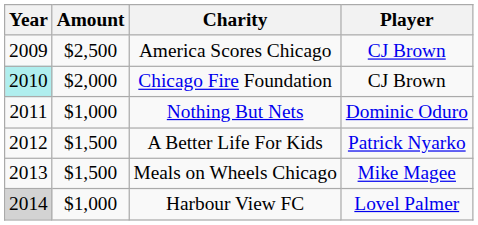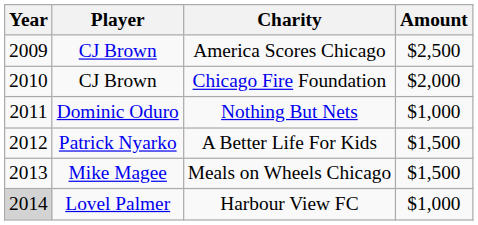columns swapped: (407, 19) <-> (91, 19)
(28, 81) paleturquoise background -> (28, 81) no background
